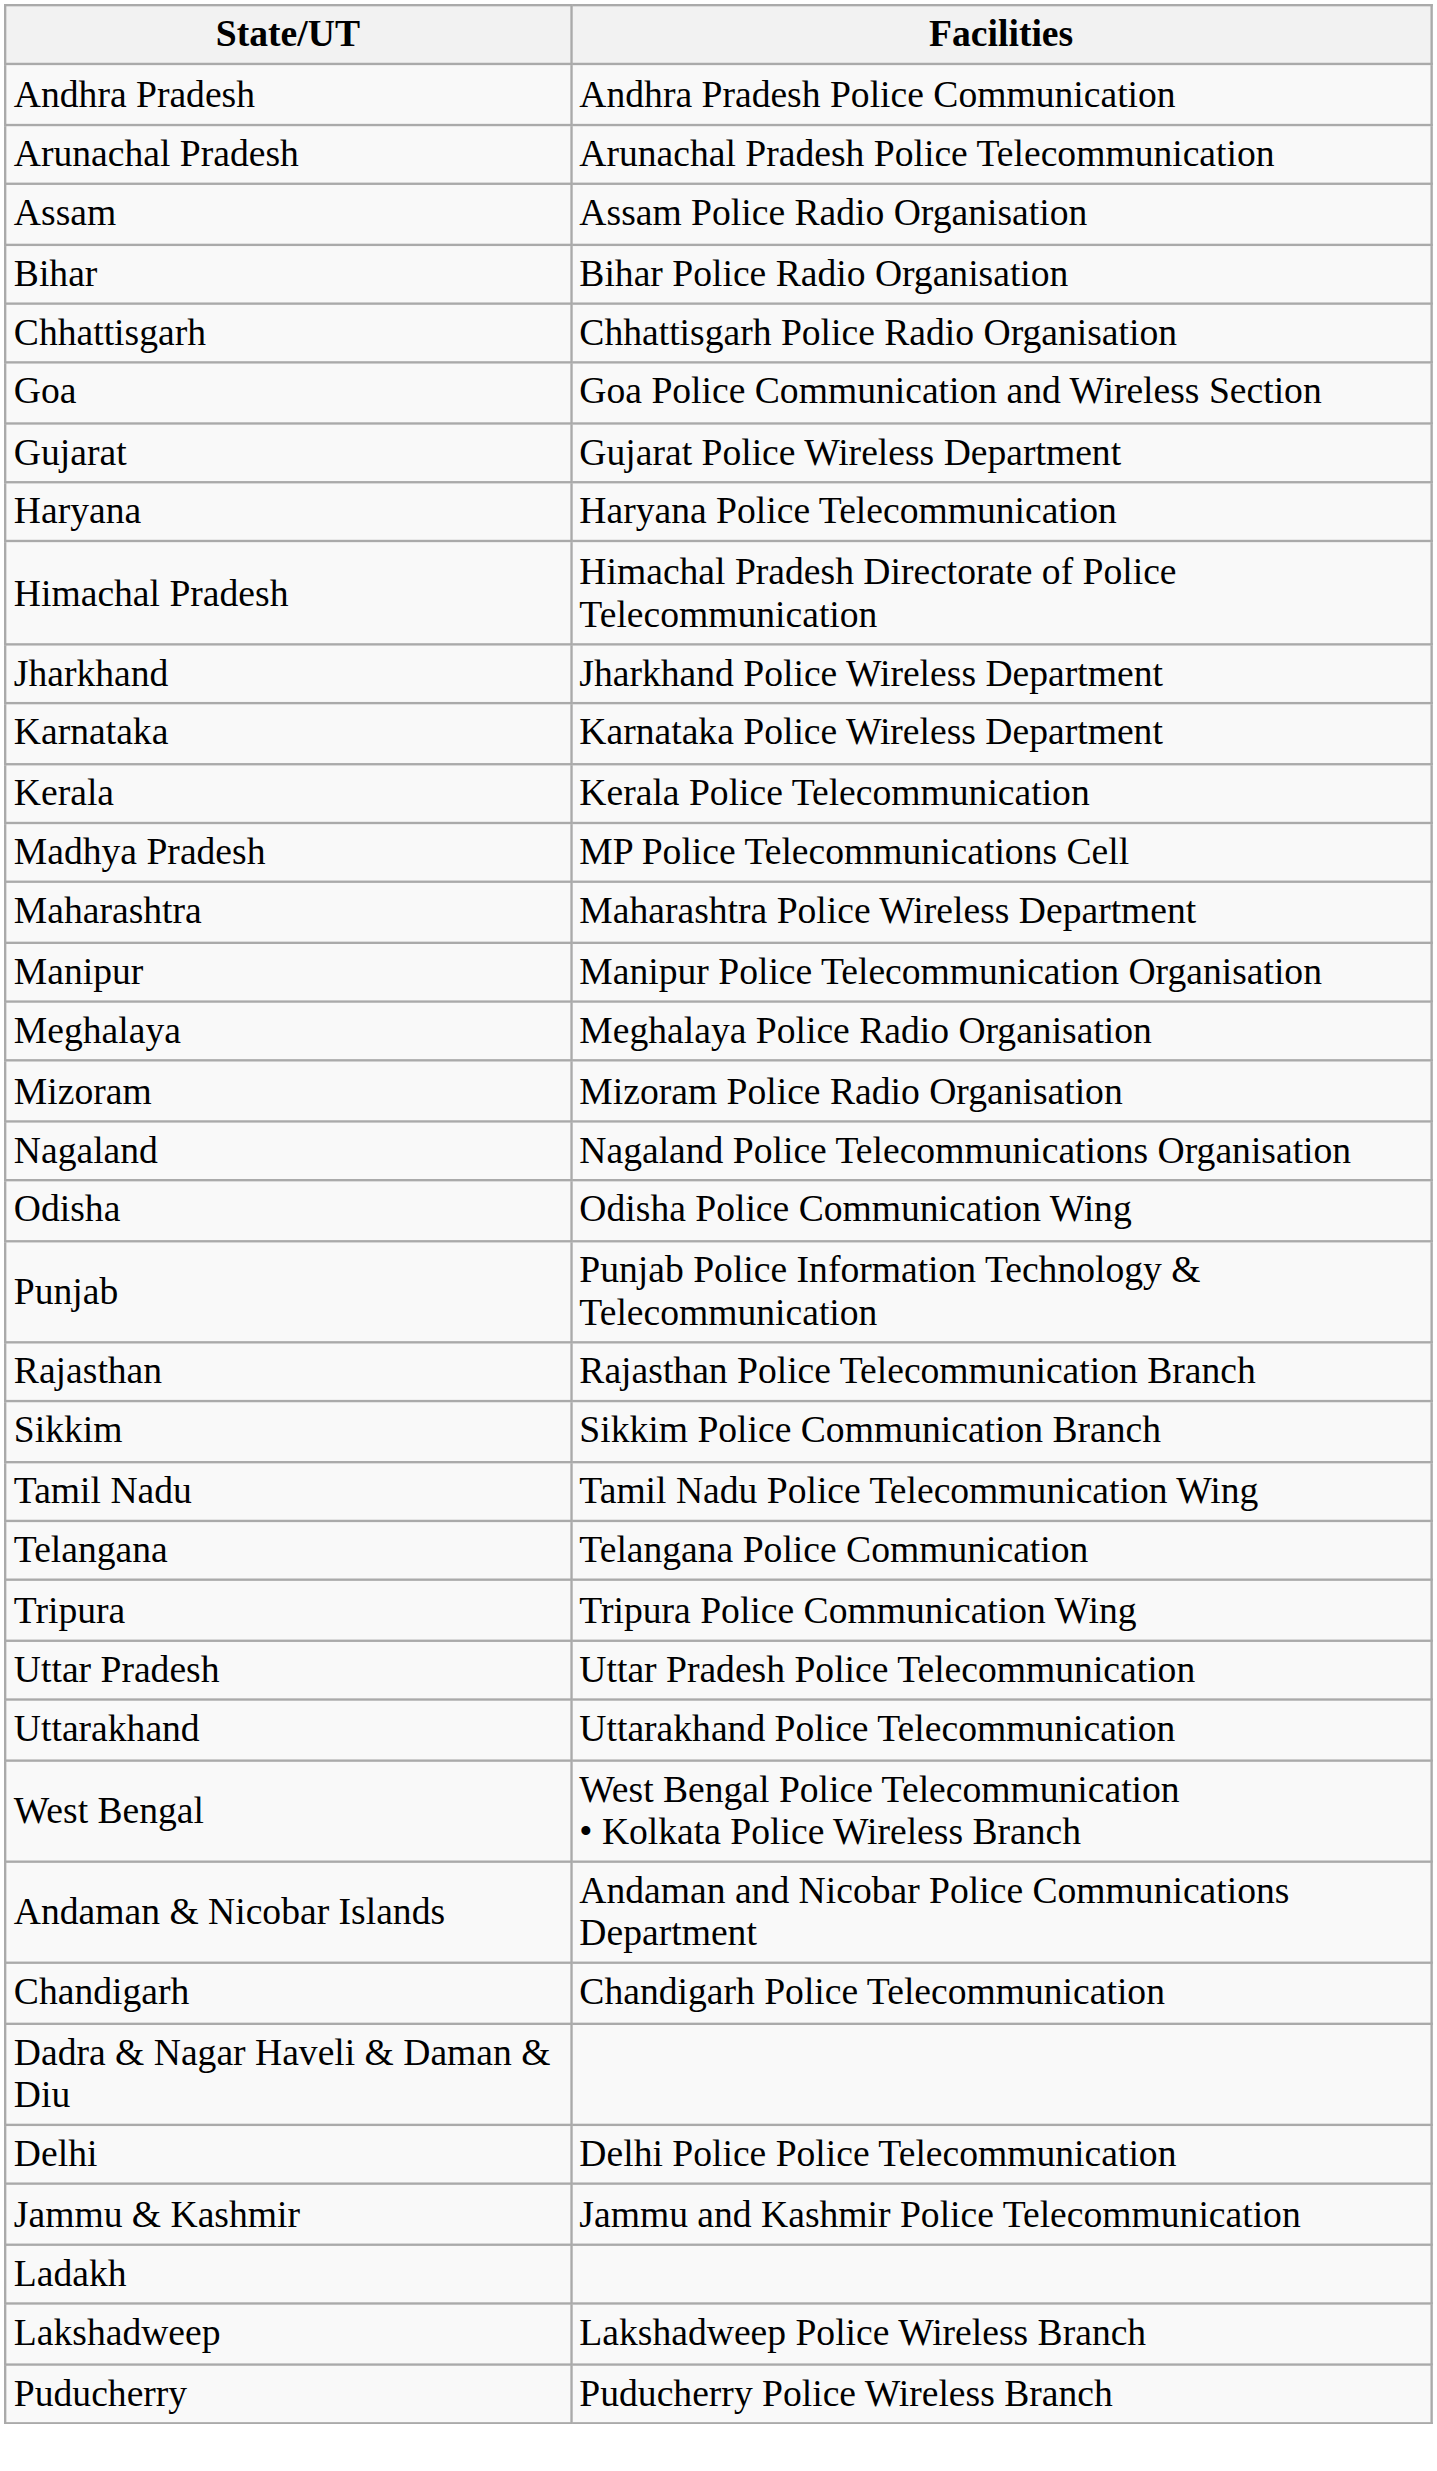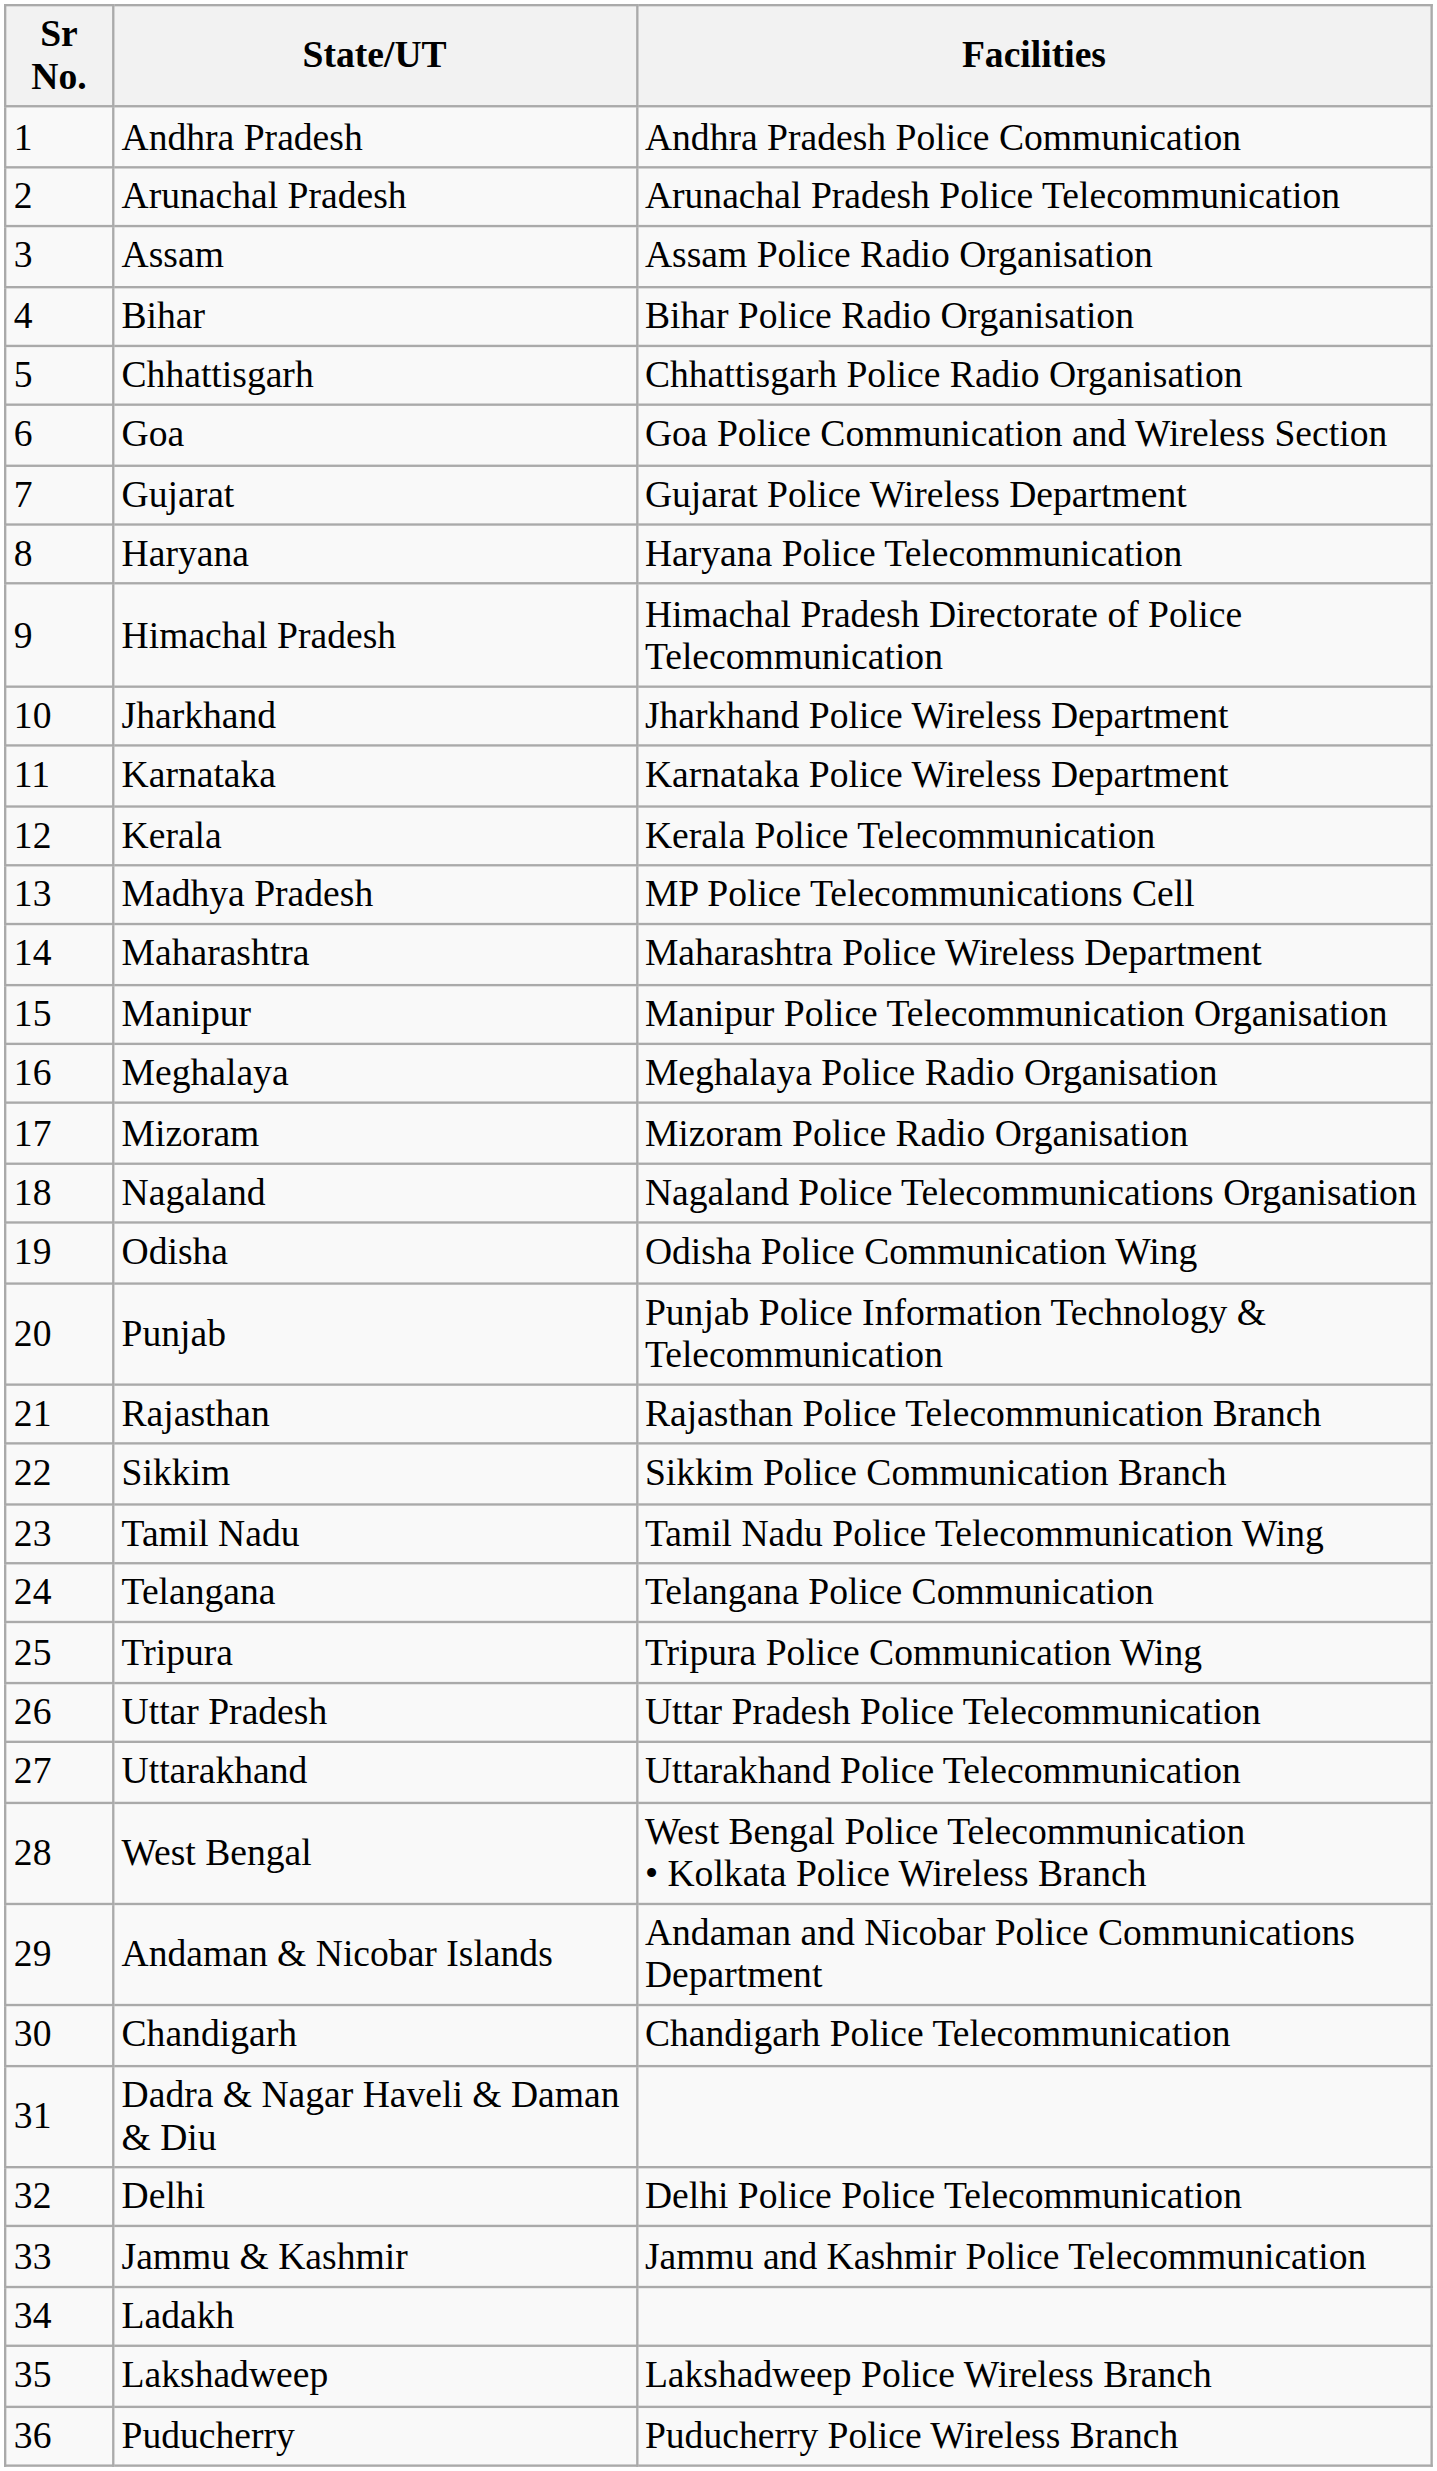+ column: (59, 55)
